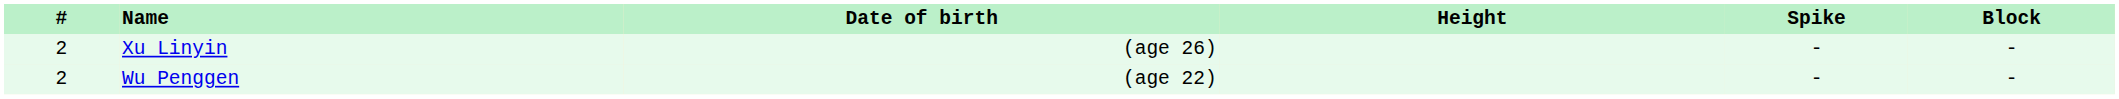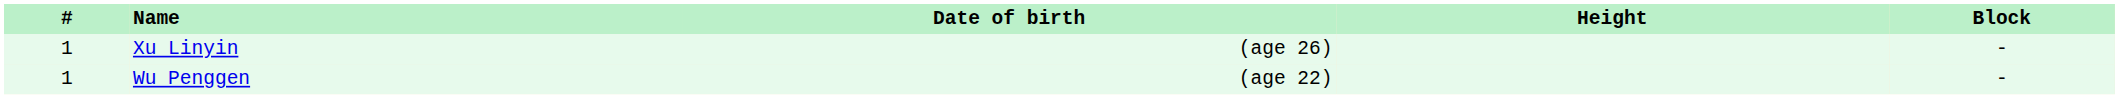- column: (1817, 19)
(61, 49) 2 -> (67, 49) 1
(61, 79) 2 -> (67, 79) 1
